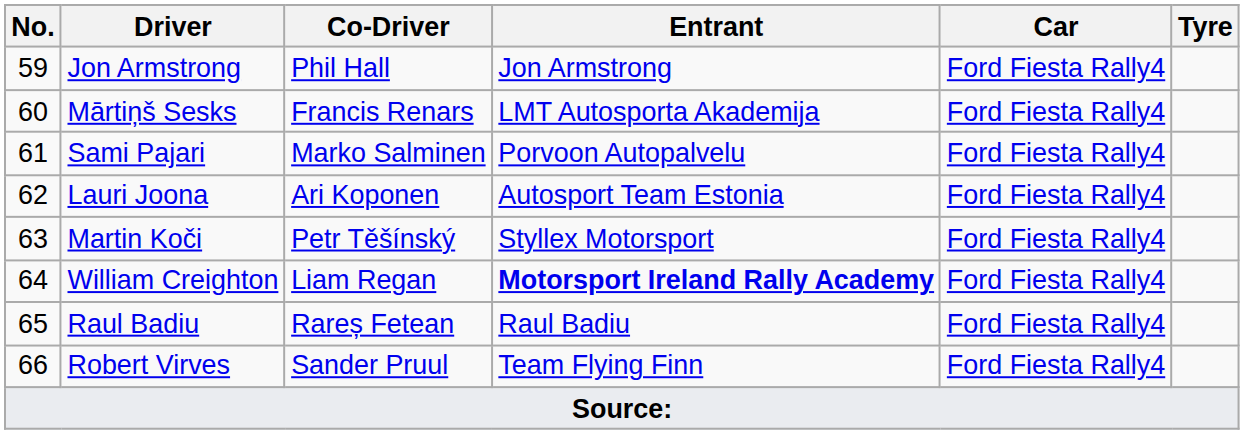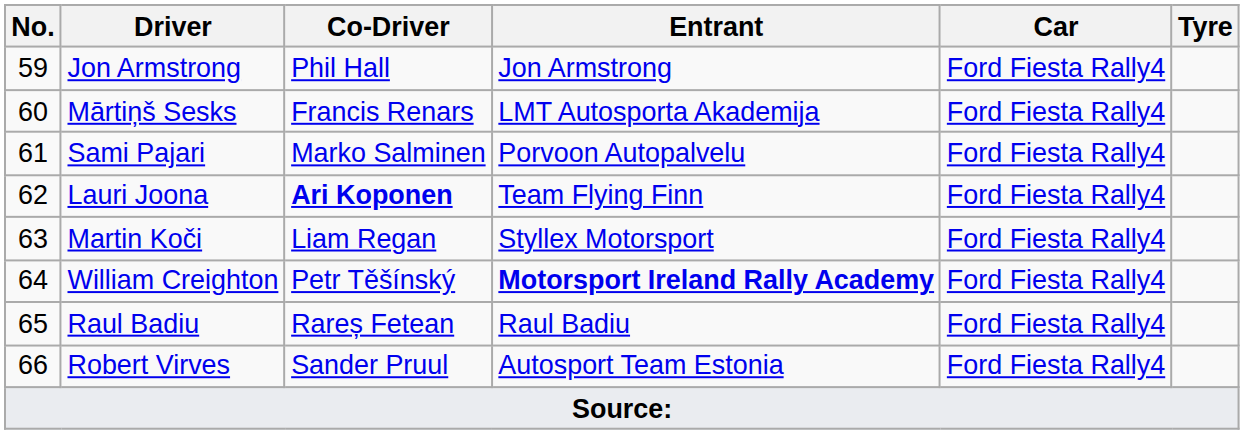(365, 196) normal -> (372, 196) bold
(641, 196) Autosport Team Estonia -> (601, 196) Team Flying Finn
(373, 238) Petr Těšínský -> (364, 238) Liam Regan
(364, 280) Liam Regan -> (373, 280) Petr Těšínský
(601, 365) Team Flying Finn -> (641, 365) Autosport Team Estonia
